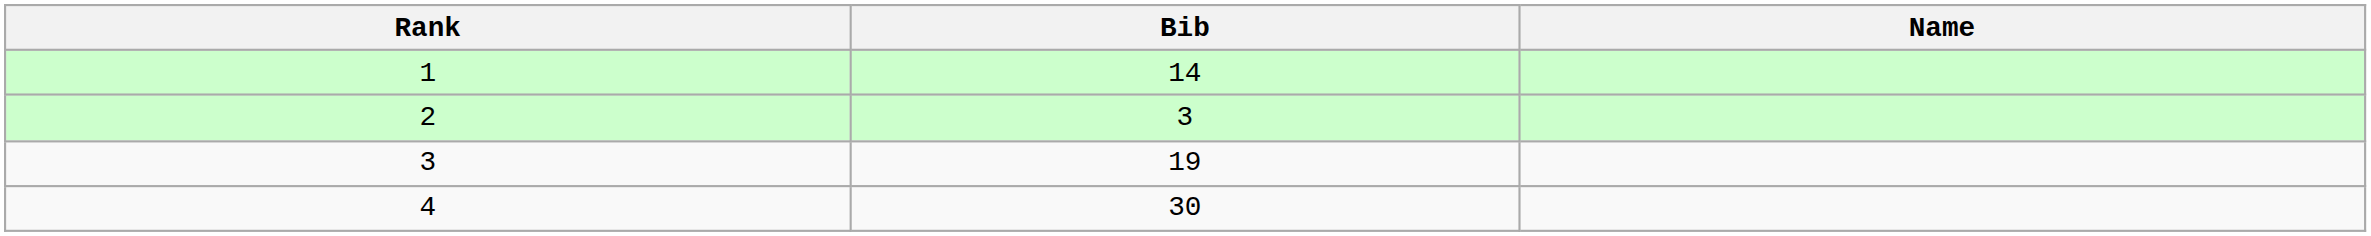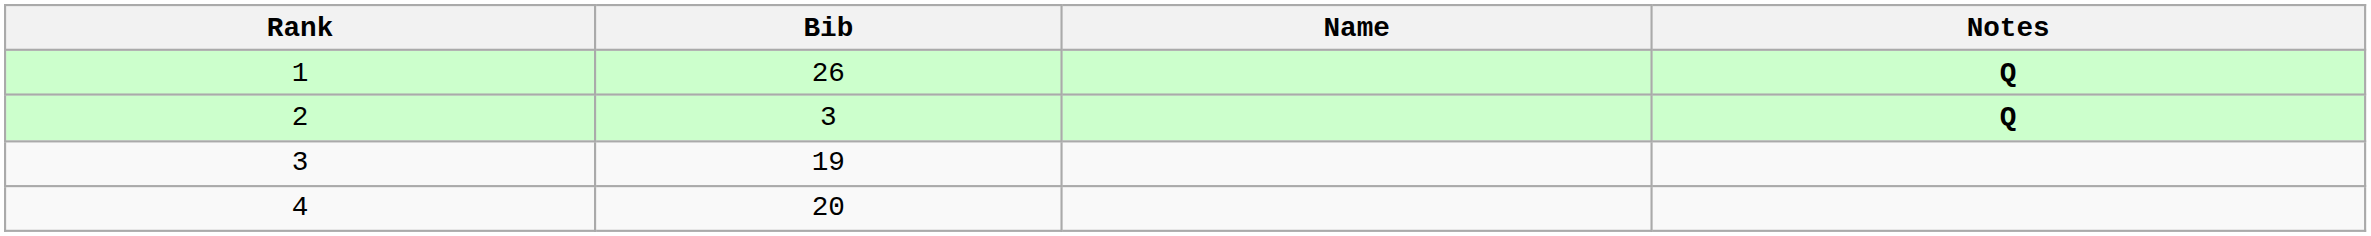+ column: (2008, 28)
(1185, 73) 14 -> (828, 73) 26
(1185, 208) 30 -> (828, 208) 20
